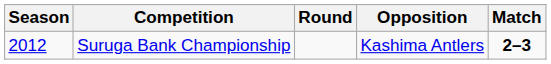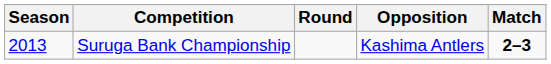(28, 45) 2012 -> (28, 45) 2013
